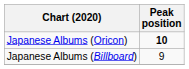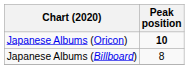(162, 56) 9 -> (162, 56) 8
